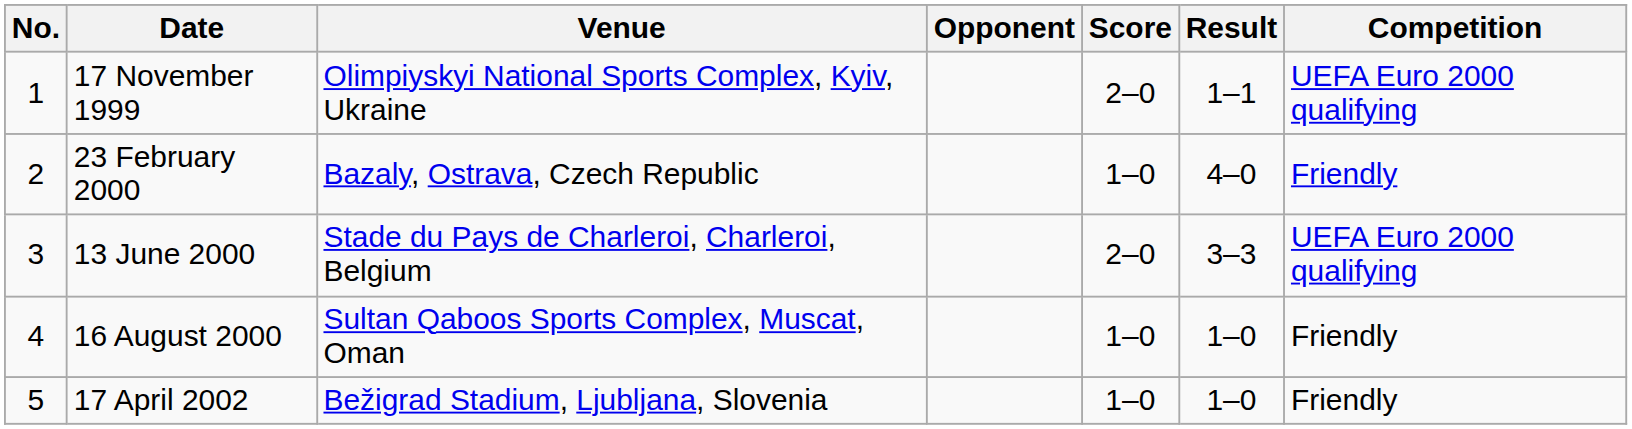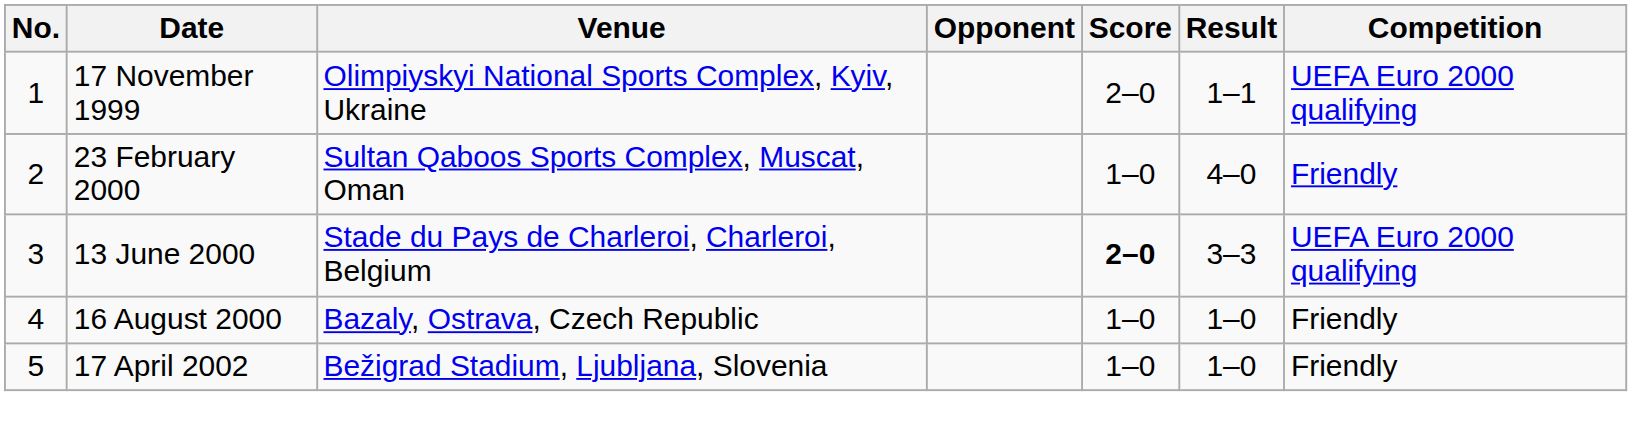(541, 173) Bazaly, Ostrava, Czech Republic -> (594, 173) Sultan Qaboos Sports Complex, Muscat, Oman
(1130, 254) normal -> (1130, 254) bold
(594, 335) Sultan Qaboos Sports Complex, Muscat, Oman -> (541, 319) Bazaly, Ostrava, Czech Republic
